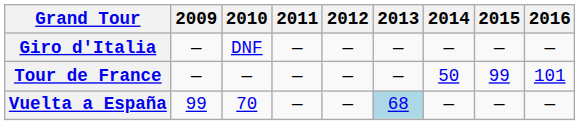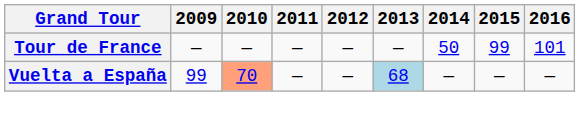- row: (88, 48)
(247, 105) no background -> (247, 76) lightsalmon background
